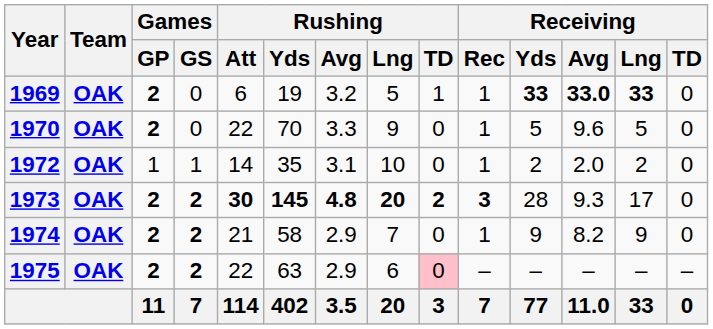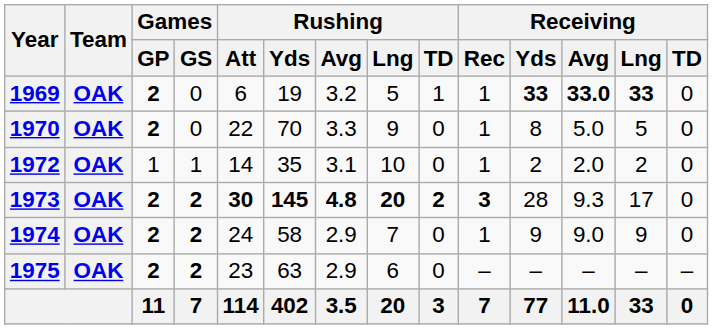(536, 128) 5 -> (536, 128) 8
(588, 128) 9.6 -> (588, 128) 5.0
(241, 235) 21 -> (241, 235) 24
(588, 235) 8.2 -> (588, 235) 9.0
(241, 270) 22 -> (241, 270) 23
(439, 270) pink background -> (439, 270) no background
